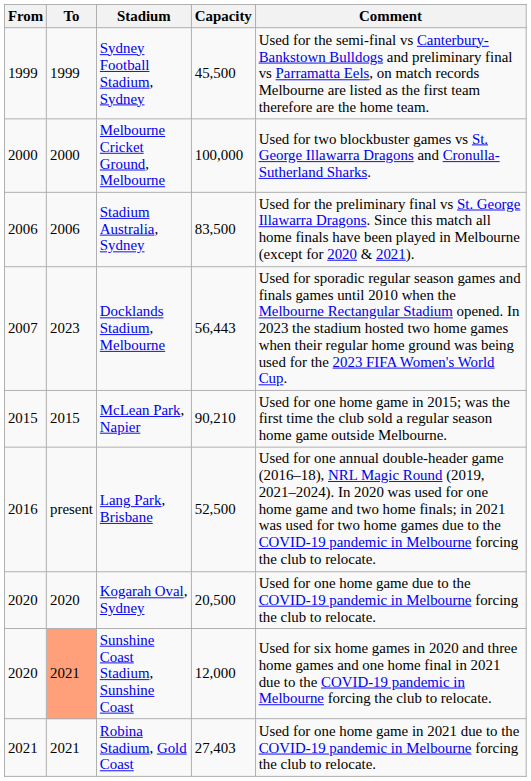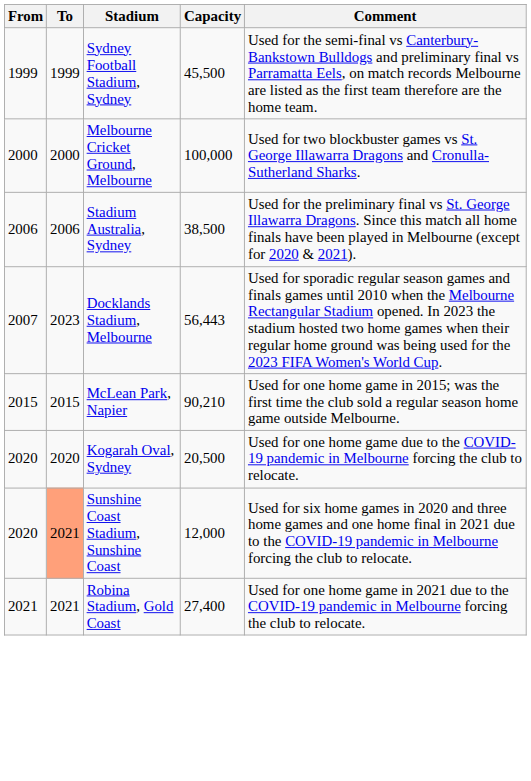(215, 229) 83,500 -> (205, 229) 38,500
- row: (132, 509)
(215, 747) 27,403 -> (205, 606) 27,400
